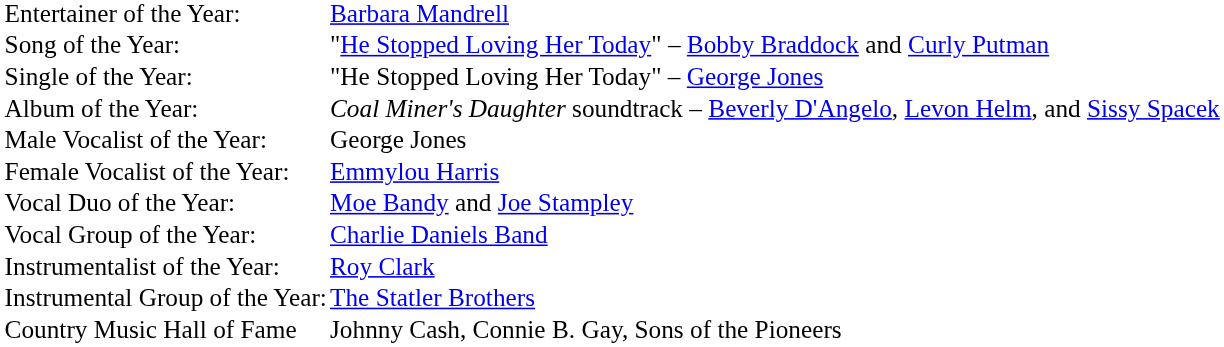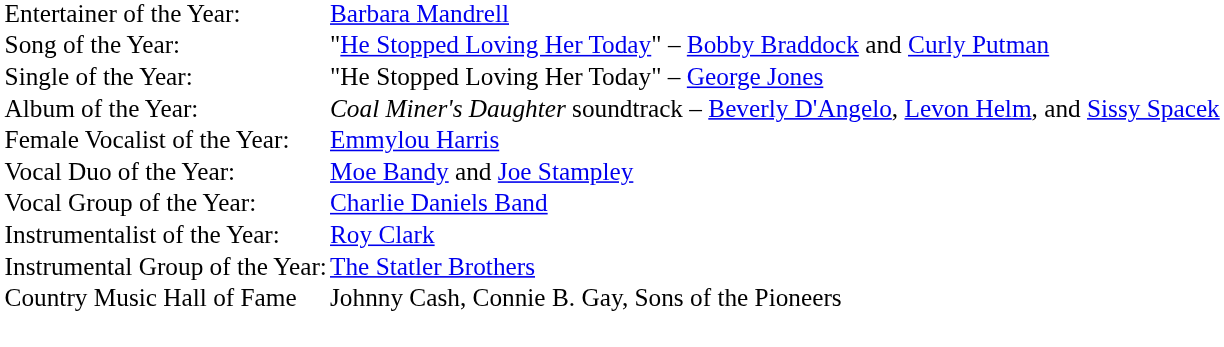- row: (136, 139)
